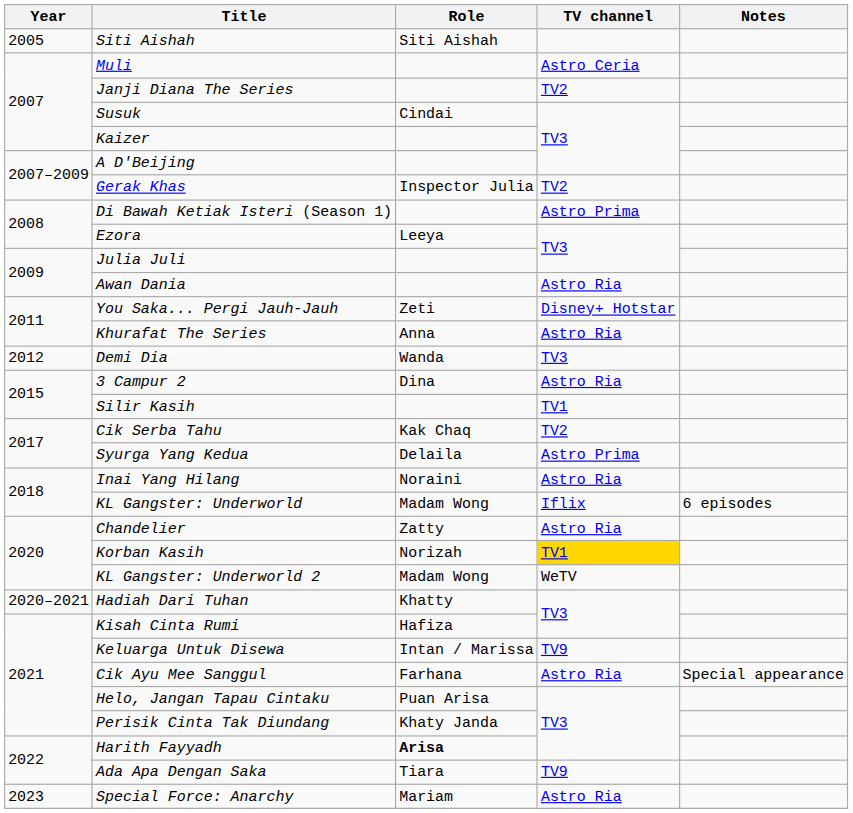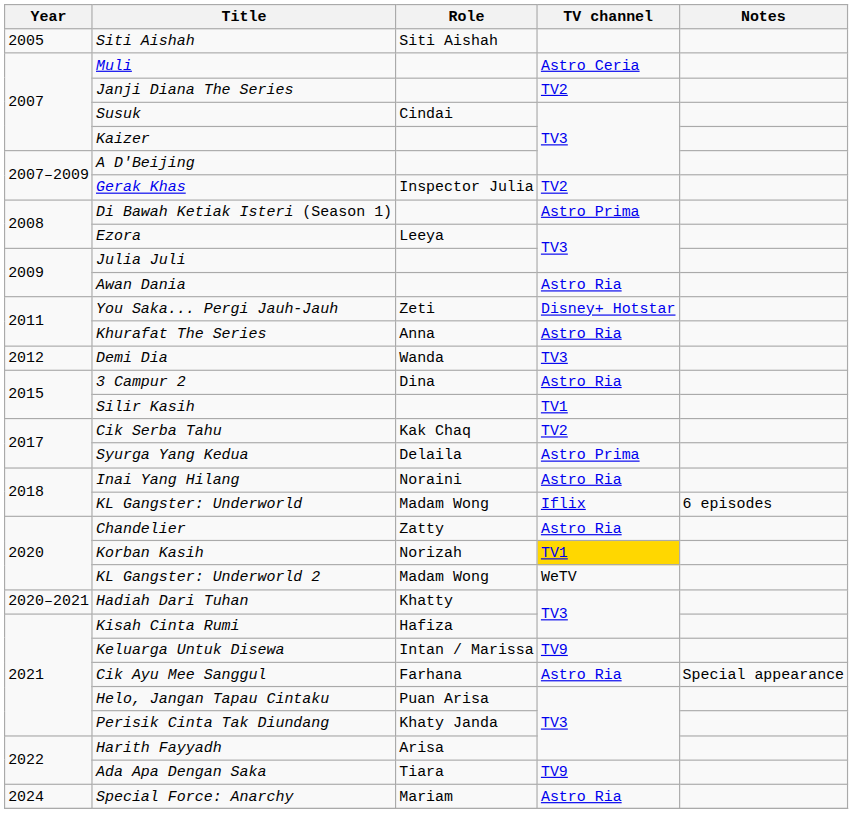(422, 748) bold -> (422, 748) normal
(26, 796) 2023 -> (26, 796) 2024
